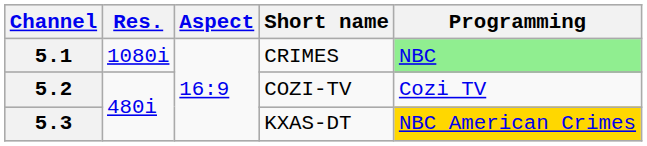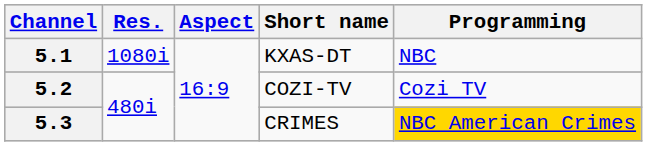(302, 56) CRIMES -> (308, 56) KXAS-DT
(418, 56) lightgreen background -> (418, 56) no background
(308, 123) KXAS-DT -> (302, 123) CRIMES
